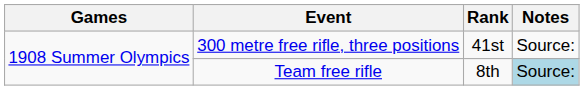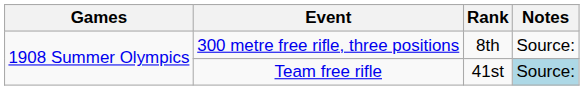(488, 44) 41st -> (488, 44) 8th
(488, 71) 8th -> (488, 71) 41st
